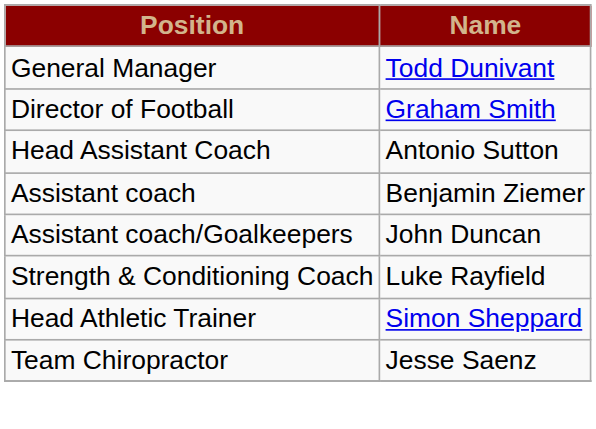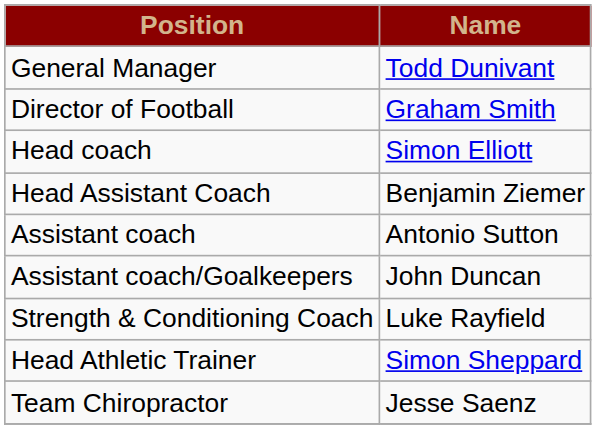+ row: (81, 151)
(472, 151) Antonio Sutton -> (485, 192) Benjamin Ziemer
(485, 192) Benjamin Ziemer -> (472, 234) Antonio Sutton
